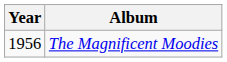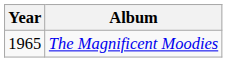(25, 43) 1956 -> (25, 43) 1965
